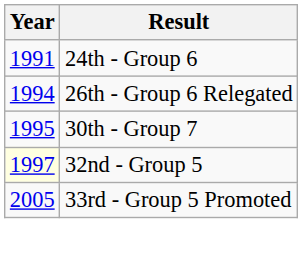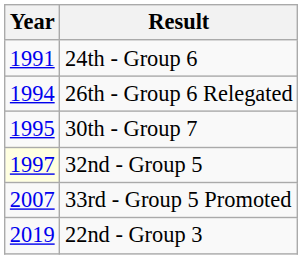(32, 199) 2005 -> (32, 199) 2007
+ row: (134, 235)
